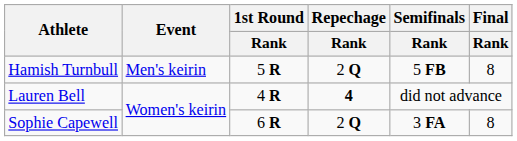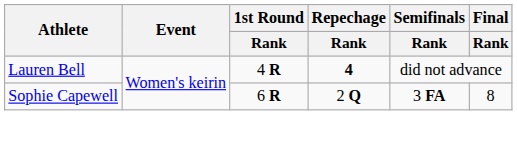- row: (63, 69)
